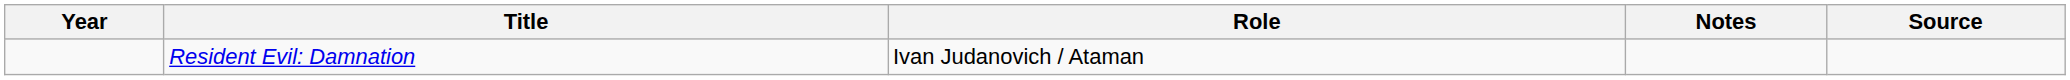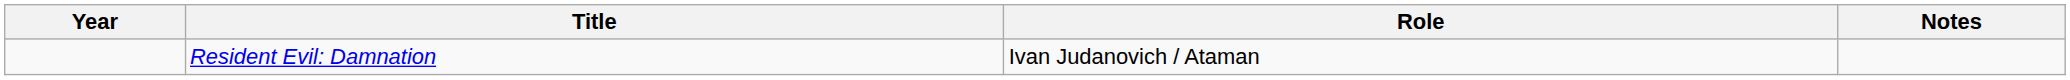- column: (1946, 21)
